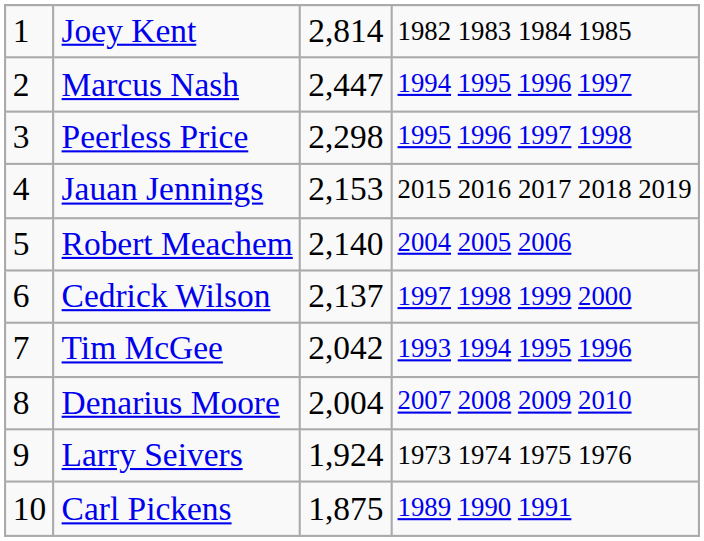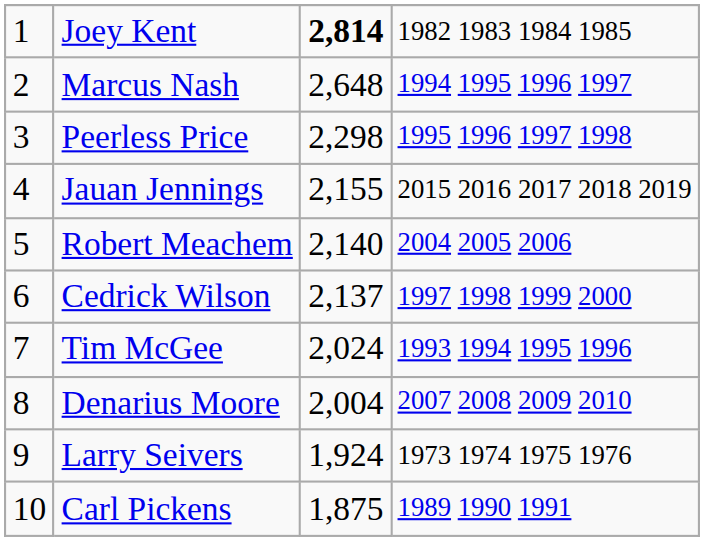(346, 31) normal -> (346, 31) bold
(346, 84) 2,447 -> (346, 84) 2,648
(346, 190) 2,153 -> (346, 190) 2,155
(346, 349) 2,042 -> (346, 349) 2,024
